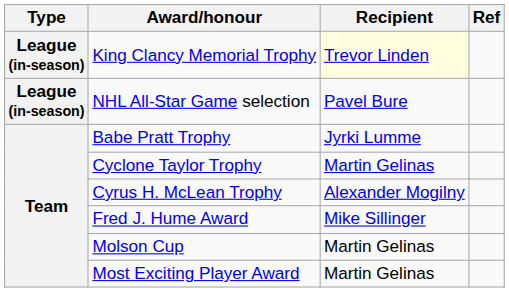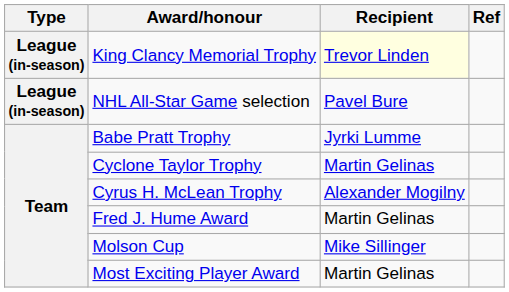(375, 219) Mike Sillinger -> (379, 219) Martin Gelinas
(379, 246) Martin Gelinas -> (375, 246) Mike Sillinger
